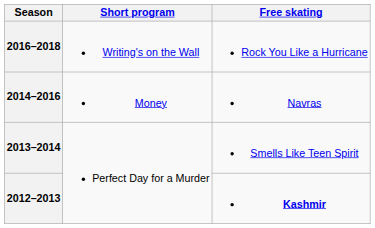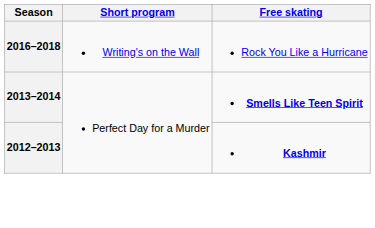- row: (34, 97)
(291, 154) normal -> (291, 103) bold
